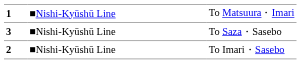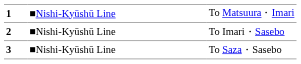rows swapped: (9, 49) <-> (9, 31)
